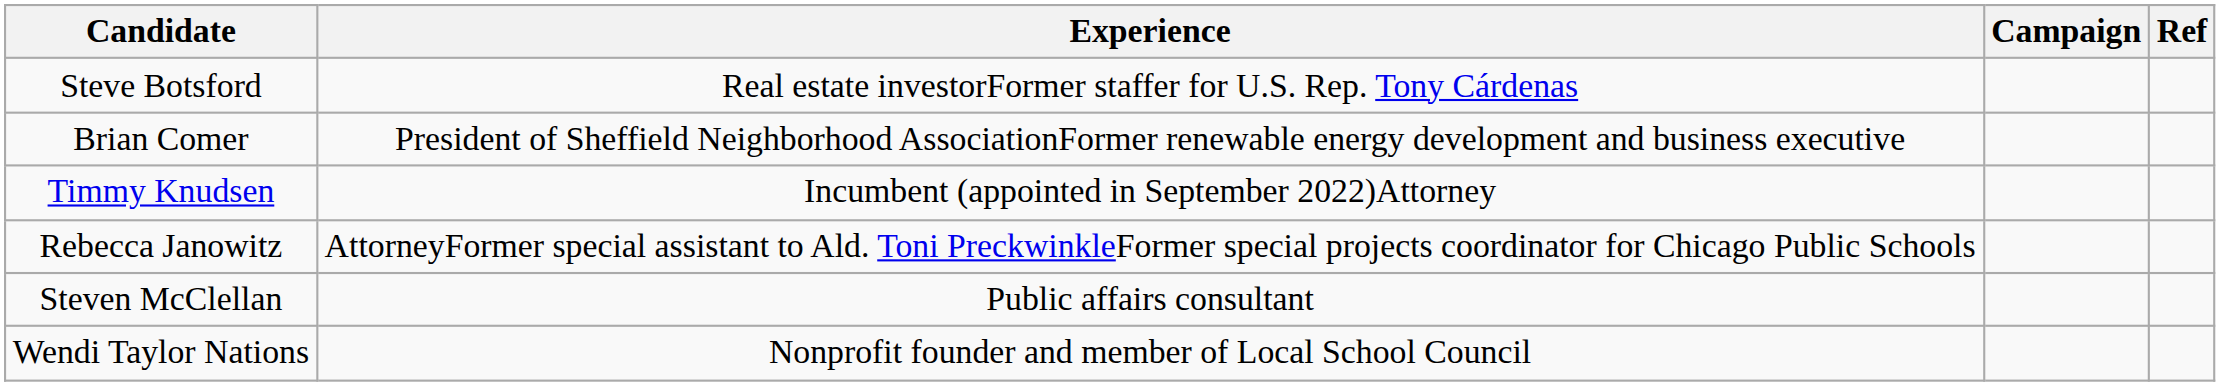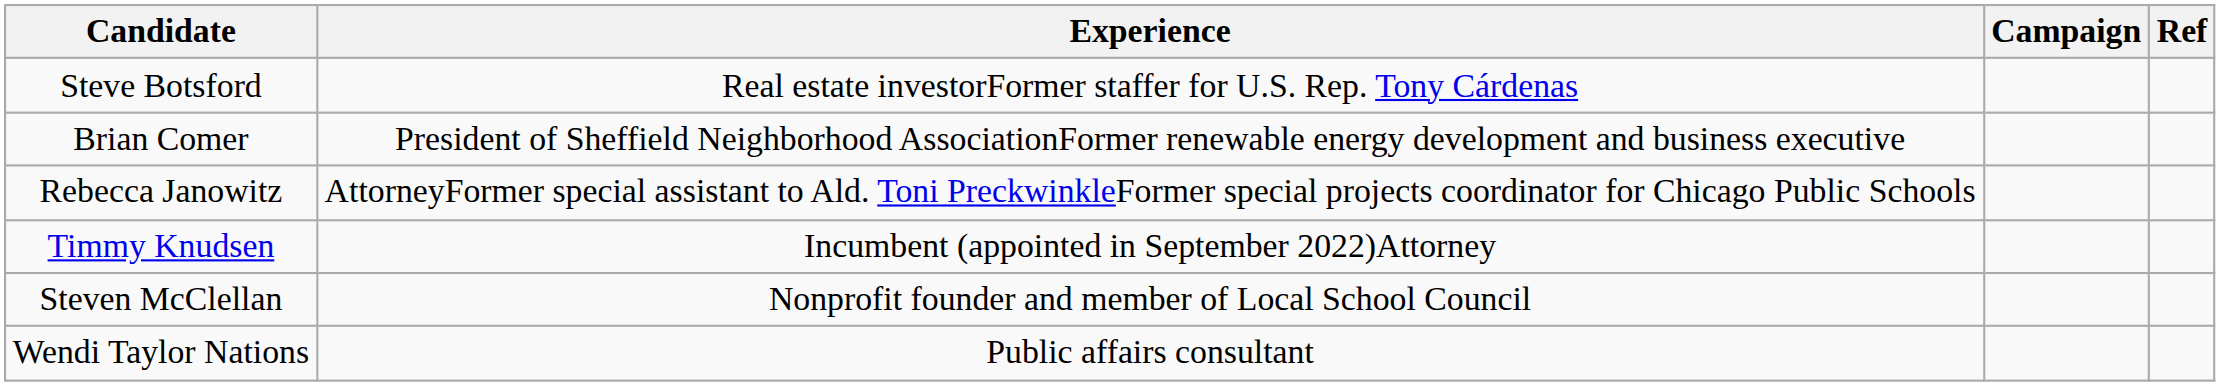rows swapped: (161, 245) <-> (161, 191)
(1150, 298) Public affairs consultant -> (1150, 298) Nonprofit founder and member of Local School Council
(1150, 352) Nonprofit founder and member of Local School Council -> (1150, 352) Public affairs consultant
